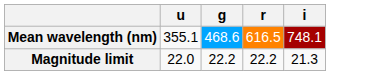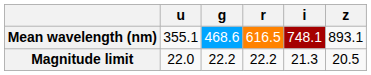+ column: (346, 15)
